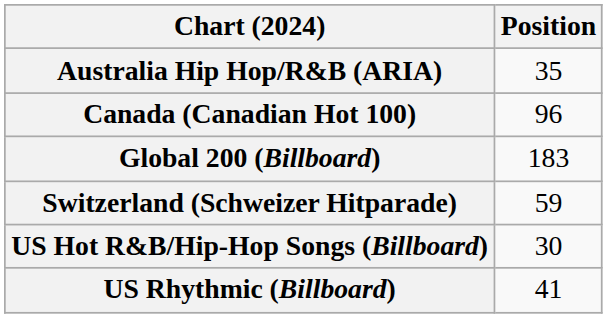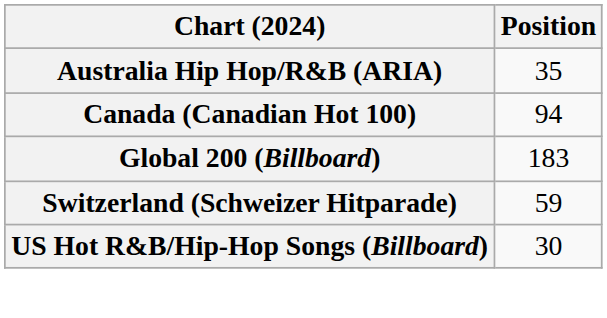(548, 114) 96 -> (548, 114) 94
- row: (250, 289)
